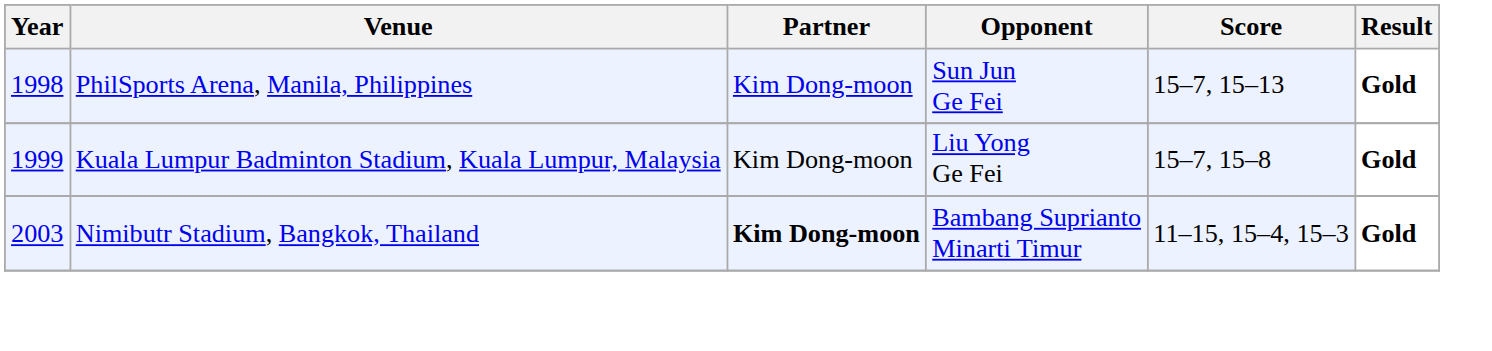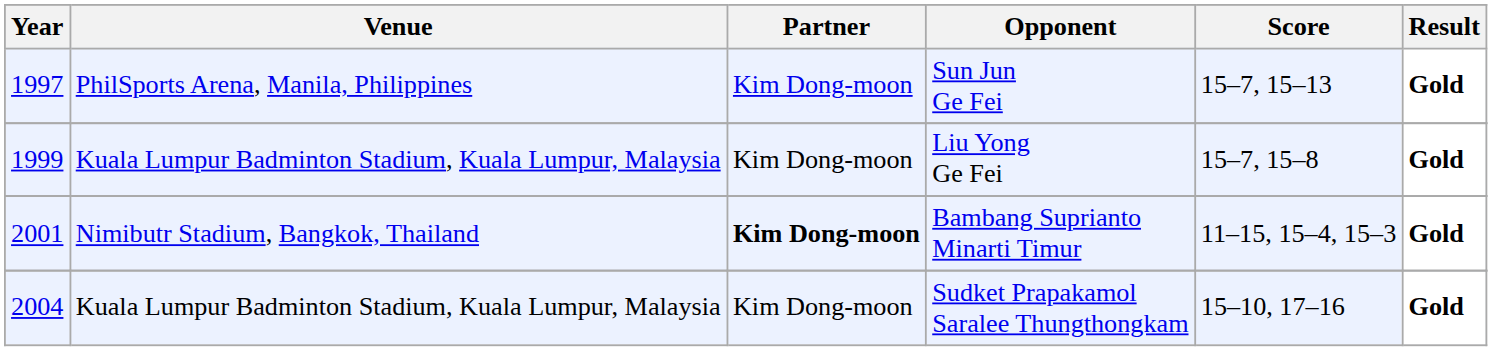(37, 85) 1998 -> (37, 85) 1997
(37, 233) 2003 -> (37, 233) 2001
+ row: (1060, 307)
